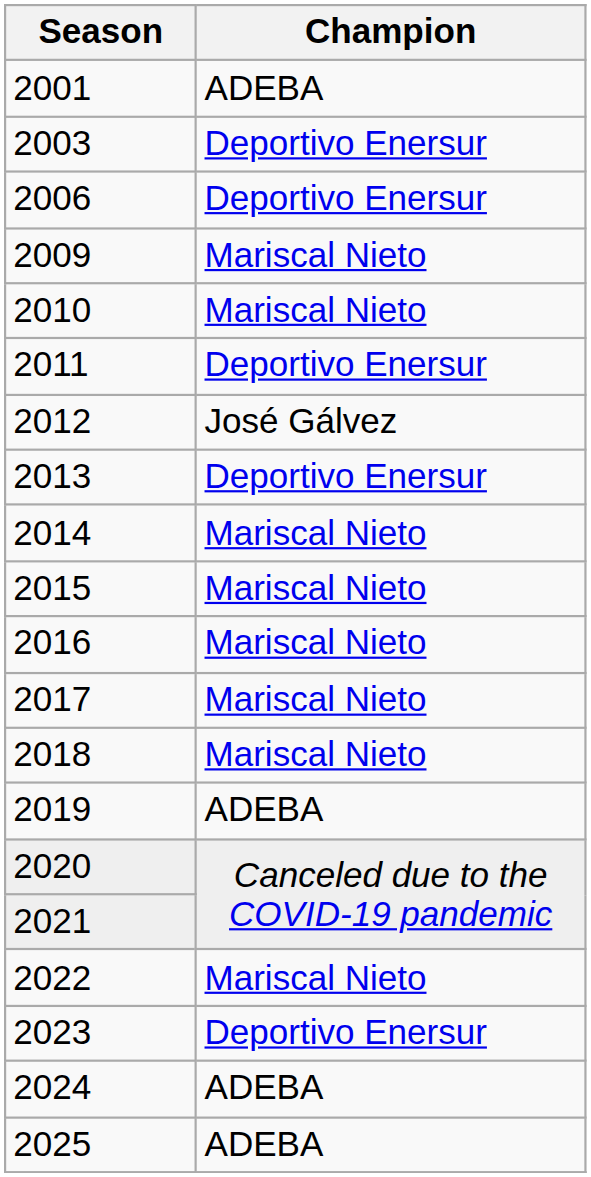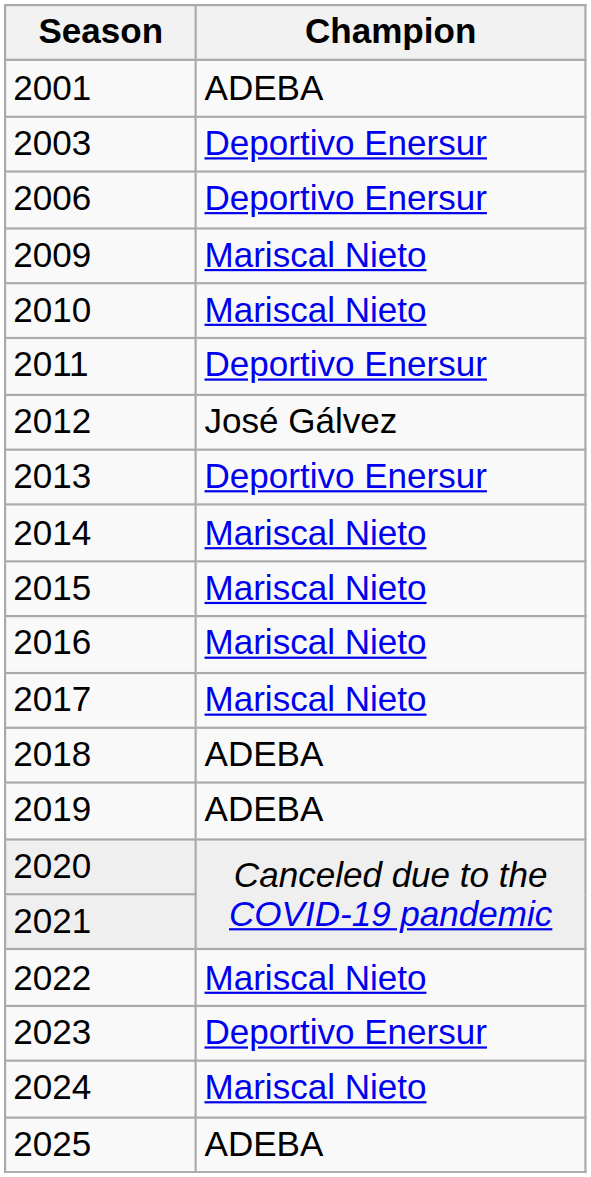(316, 754) Mariscal Nieto -> (264, 754) ADEBA
(264, 1088) ADEBA -> (316, 1088) Mariscal Nieto
